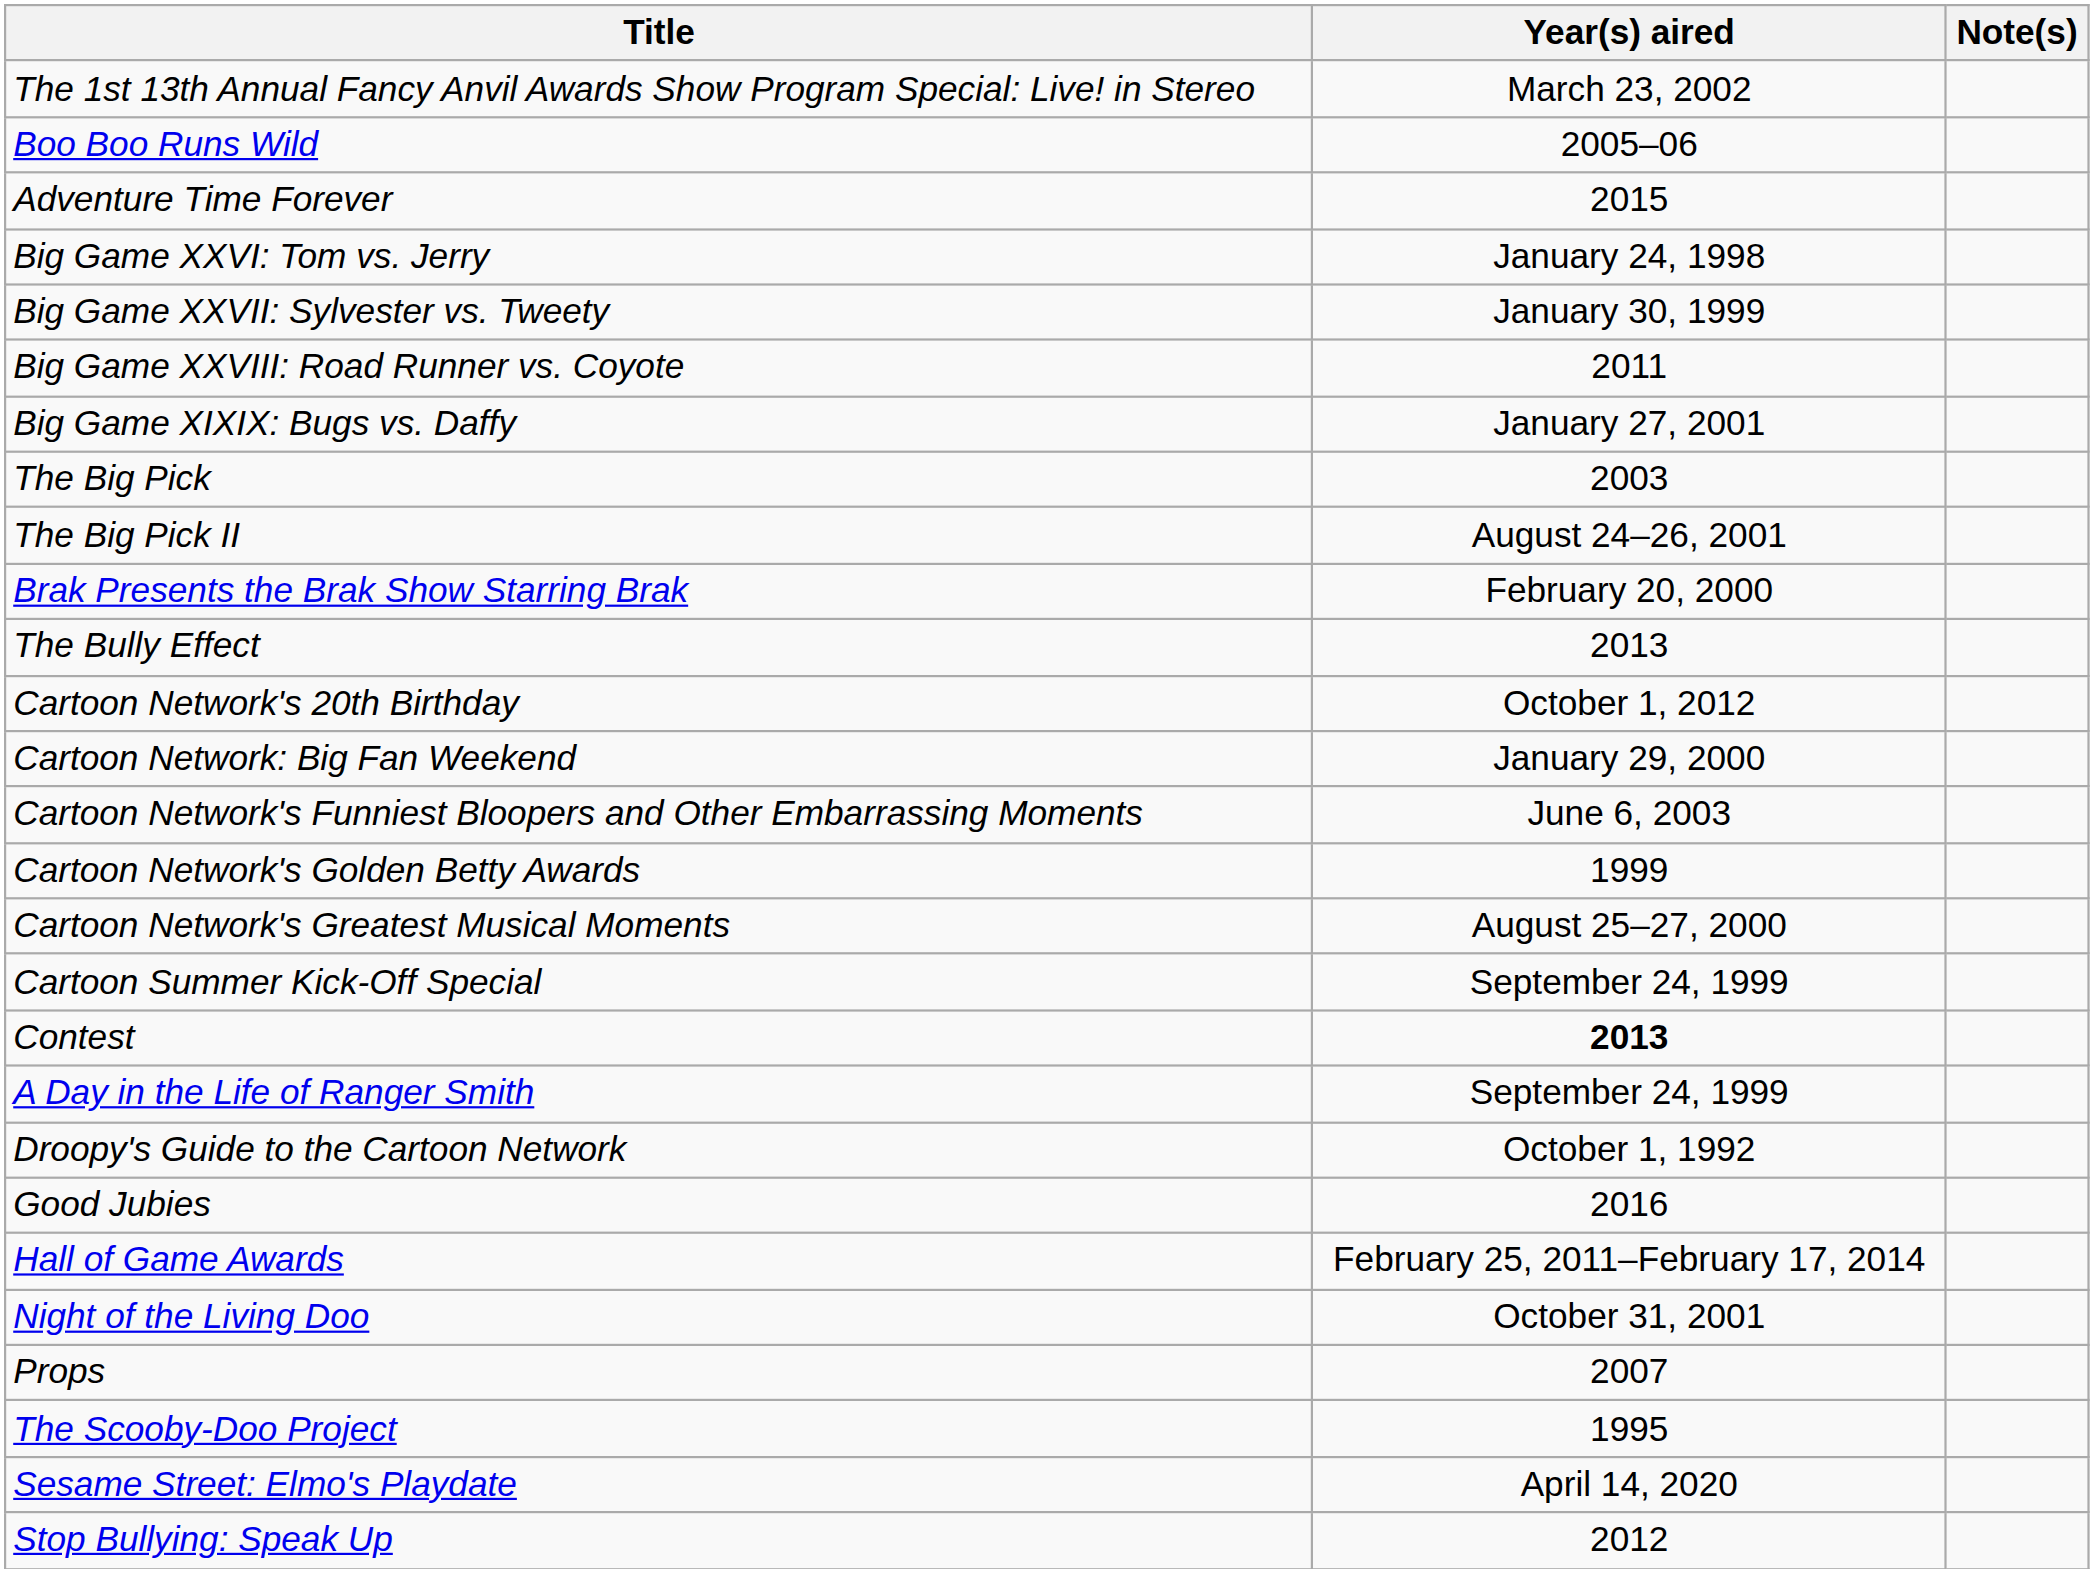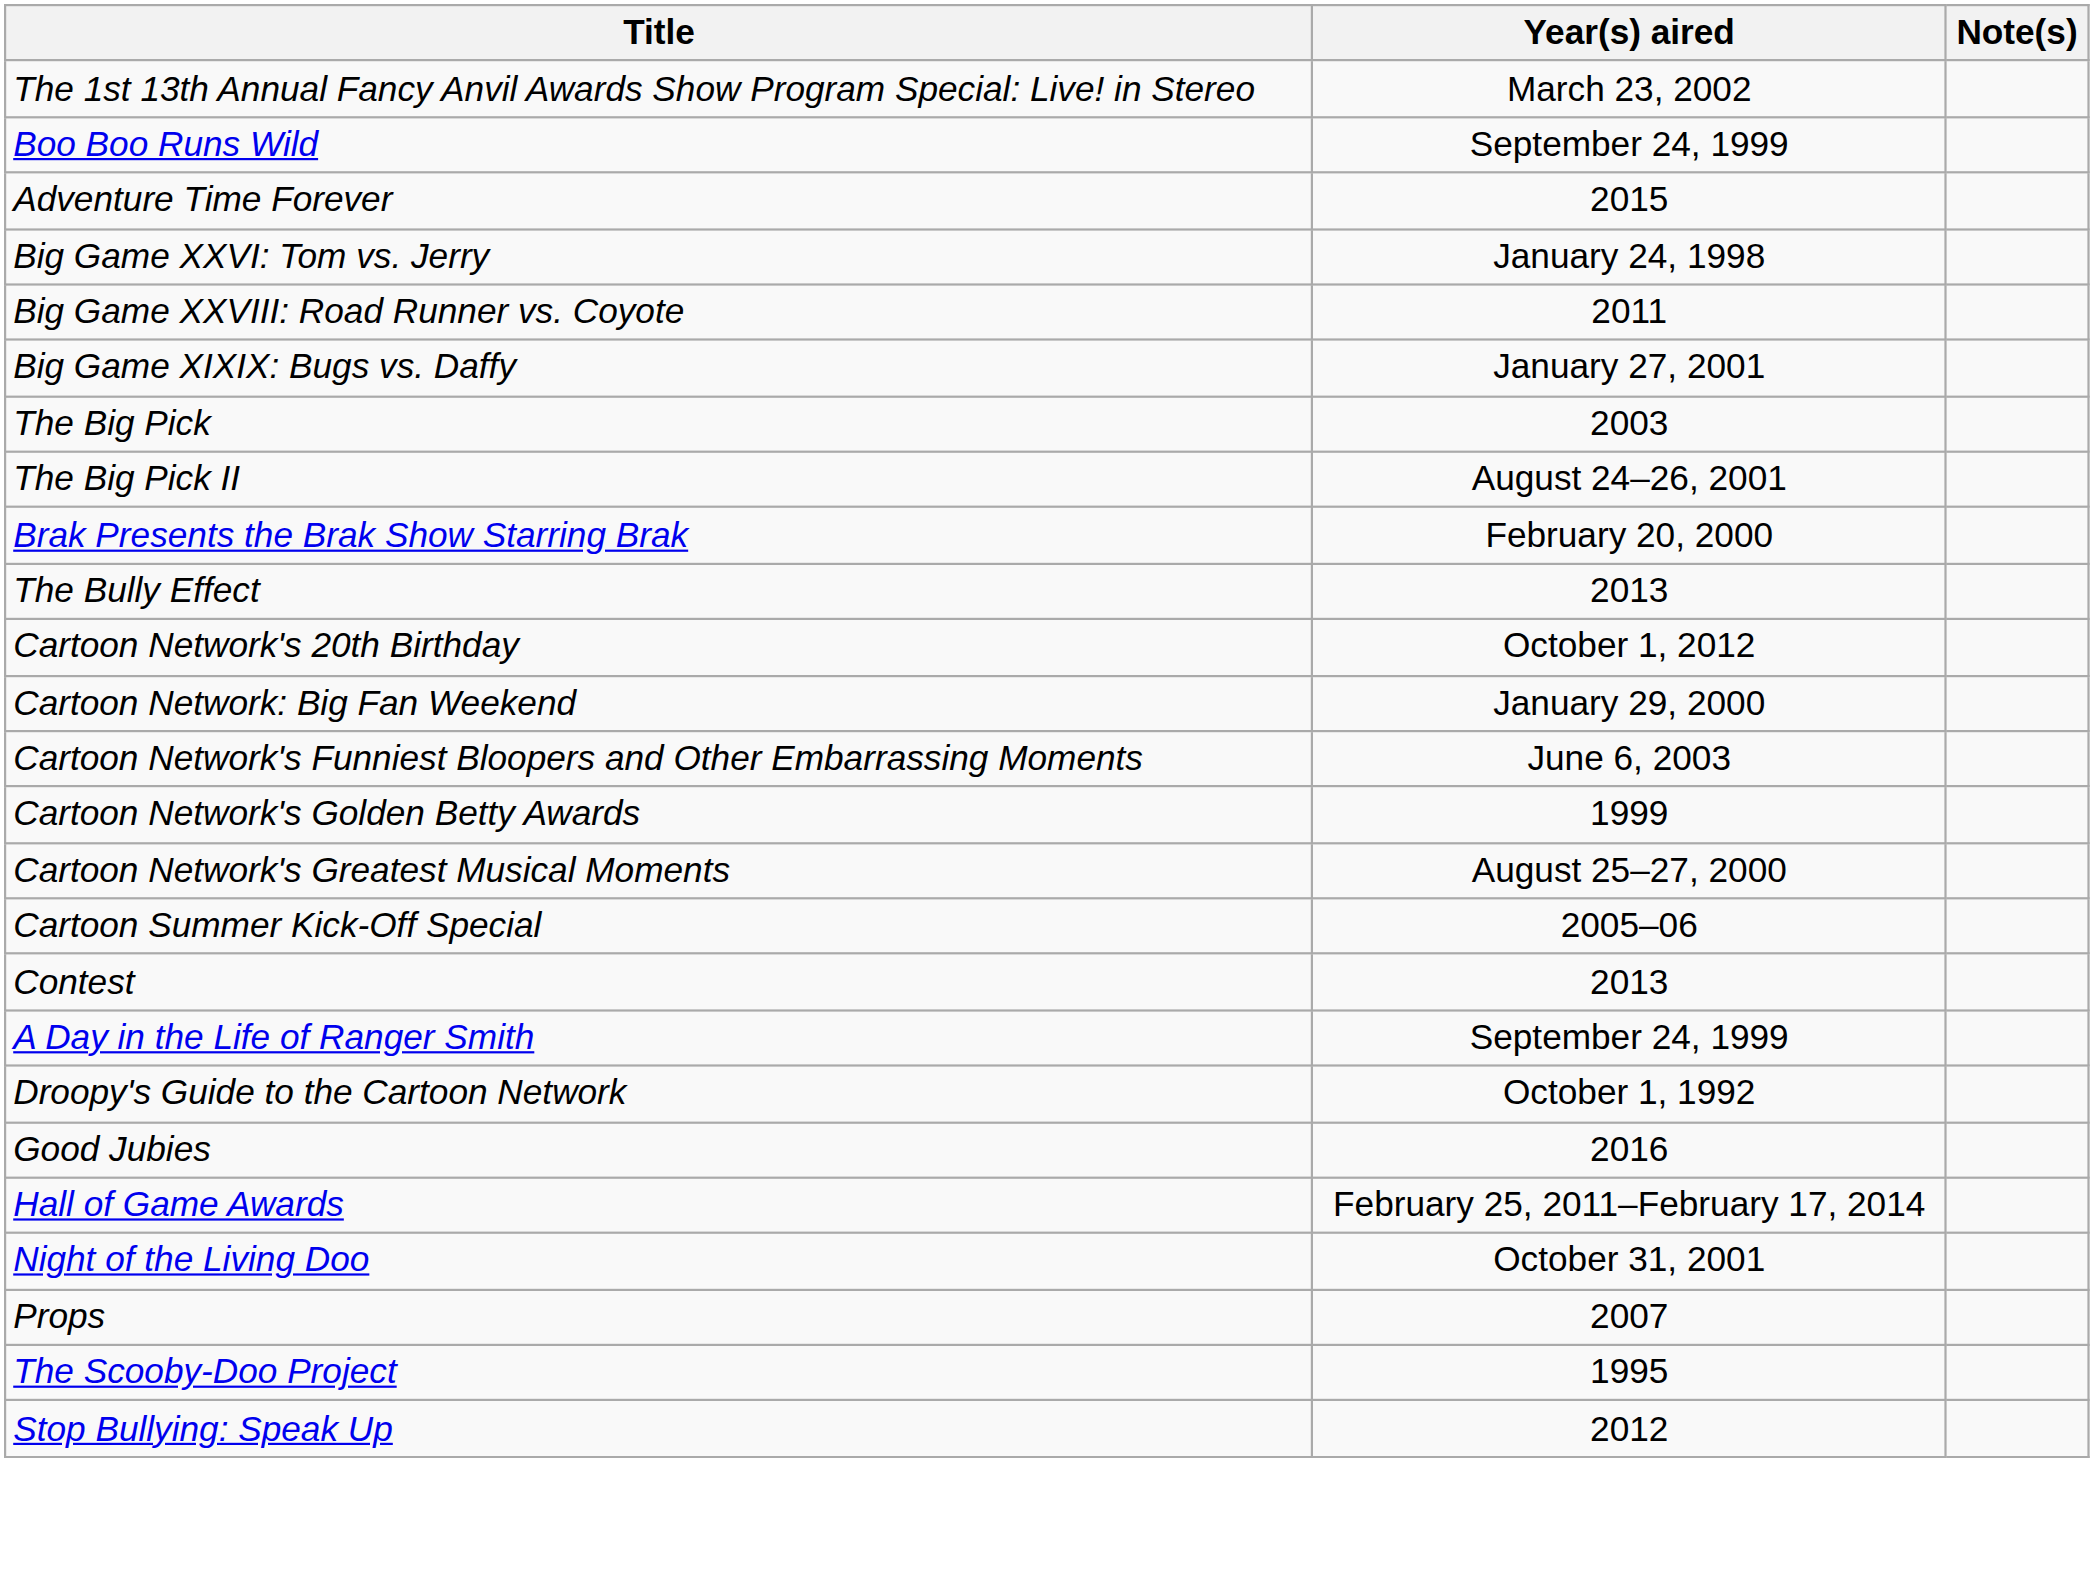(1629, 144) 2005–06 -> (1629, 144) September 24, 1999
- row: (311, 311)
(1629, 981) September 24, 1999 -> (1629, 925) 2005–06
(1629, 1037) bold -> (1629, 981) normal
- row: (265, 1483)
